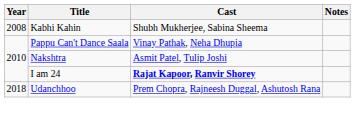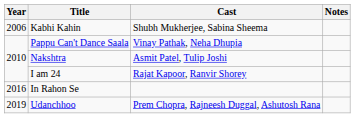(16, 27) 2008 -> (16, 27) 2006
(194, 74) bold -> (190, 74) normal
+ row: (55, 89)
(16, 89) 2018 -> (16, 105) 2019
